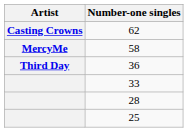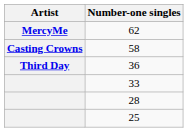(45, 30) Casting Crowns -> (45, 30) MercyMe
(45, 48) MercyMe -> (45, 48) Casting Crowns
